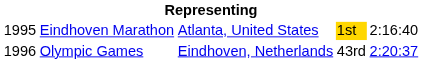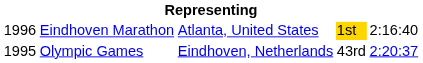(20, 30) 1995 -> (20, 30) 1996
(20, 51) 1996 -> (20, 51) 1995
